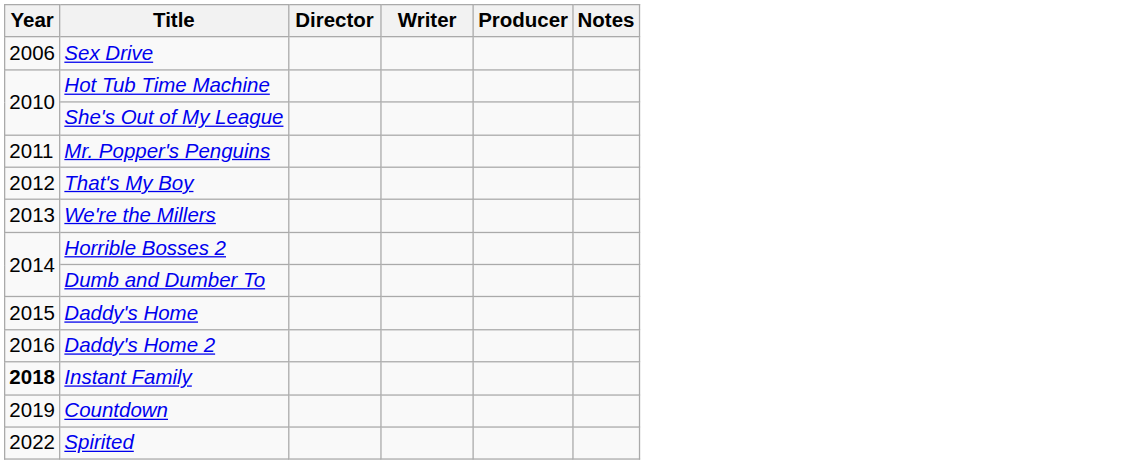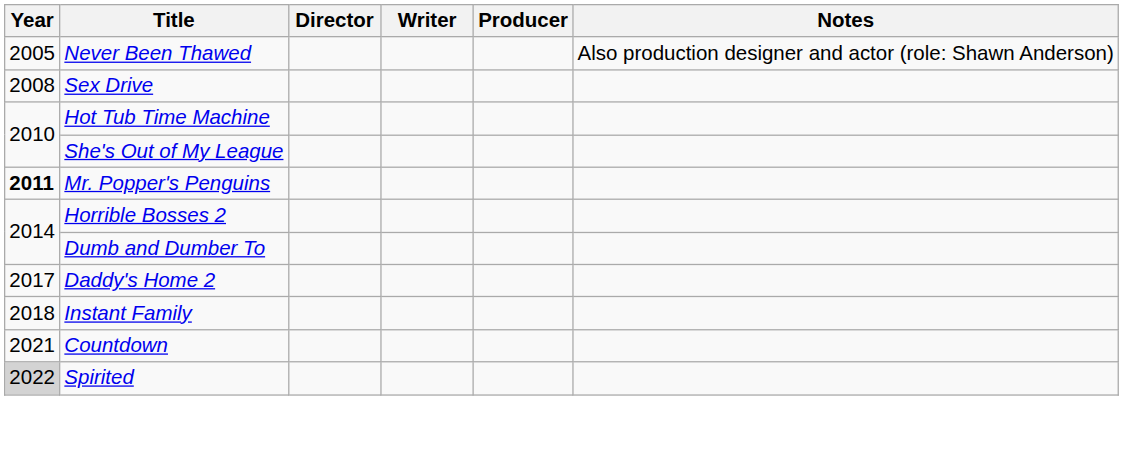+ row: (158, 53)
(32, 53) 2006 -> (32, 85) 2008
(31, 150) normal -> (32, 183) bold
- row: (129, 183)
- row: (140, 215)
- row: (131, 313)
(32, 345) 2016 -> (32, 280) 2017
(32, 378) bold -> (32, 313) normal
(32, 410) 2019 -> (32, 345) 2021
(32, 442) no background -> (32, 378) lightgrey background
